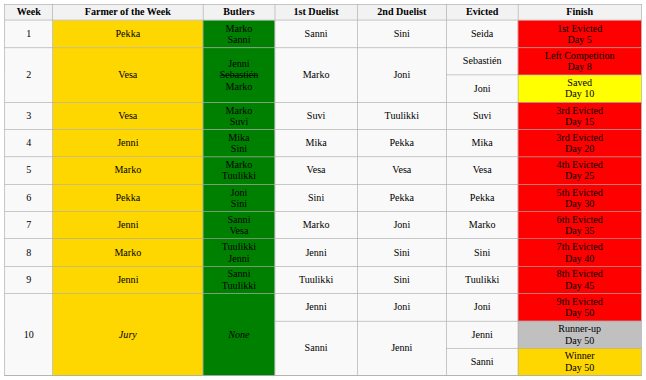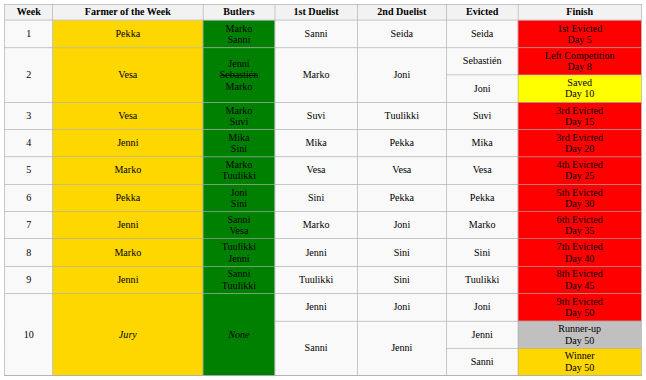(402, 34) Sini -> (402, 34) Seida
